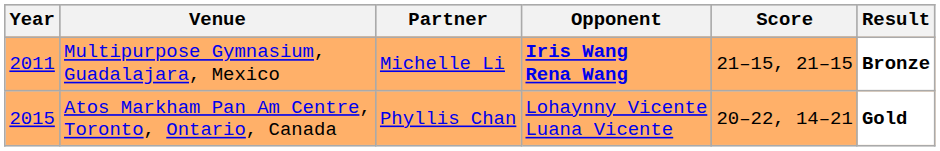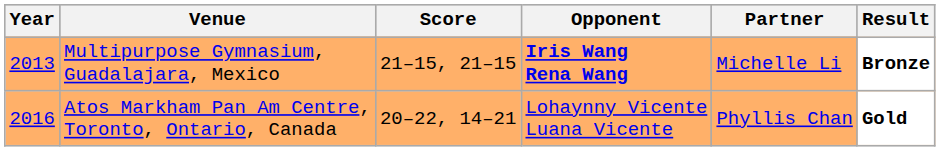columns swapped: (448, 20) <-> (785, 20)
(32, 64) 2011 -> (32, 64) 2013
(32, 118) 2015 -> (32, 118) 2016
